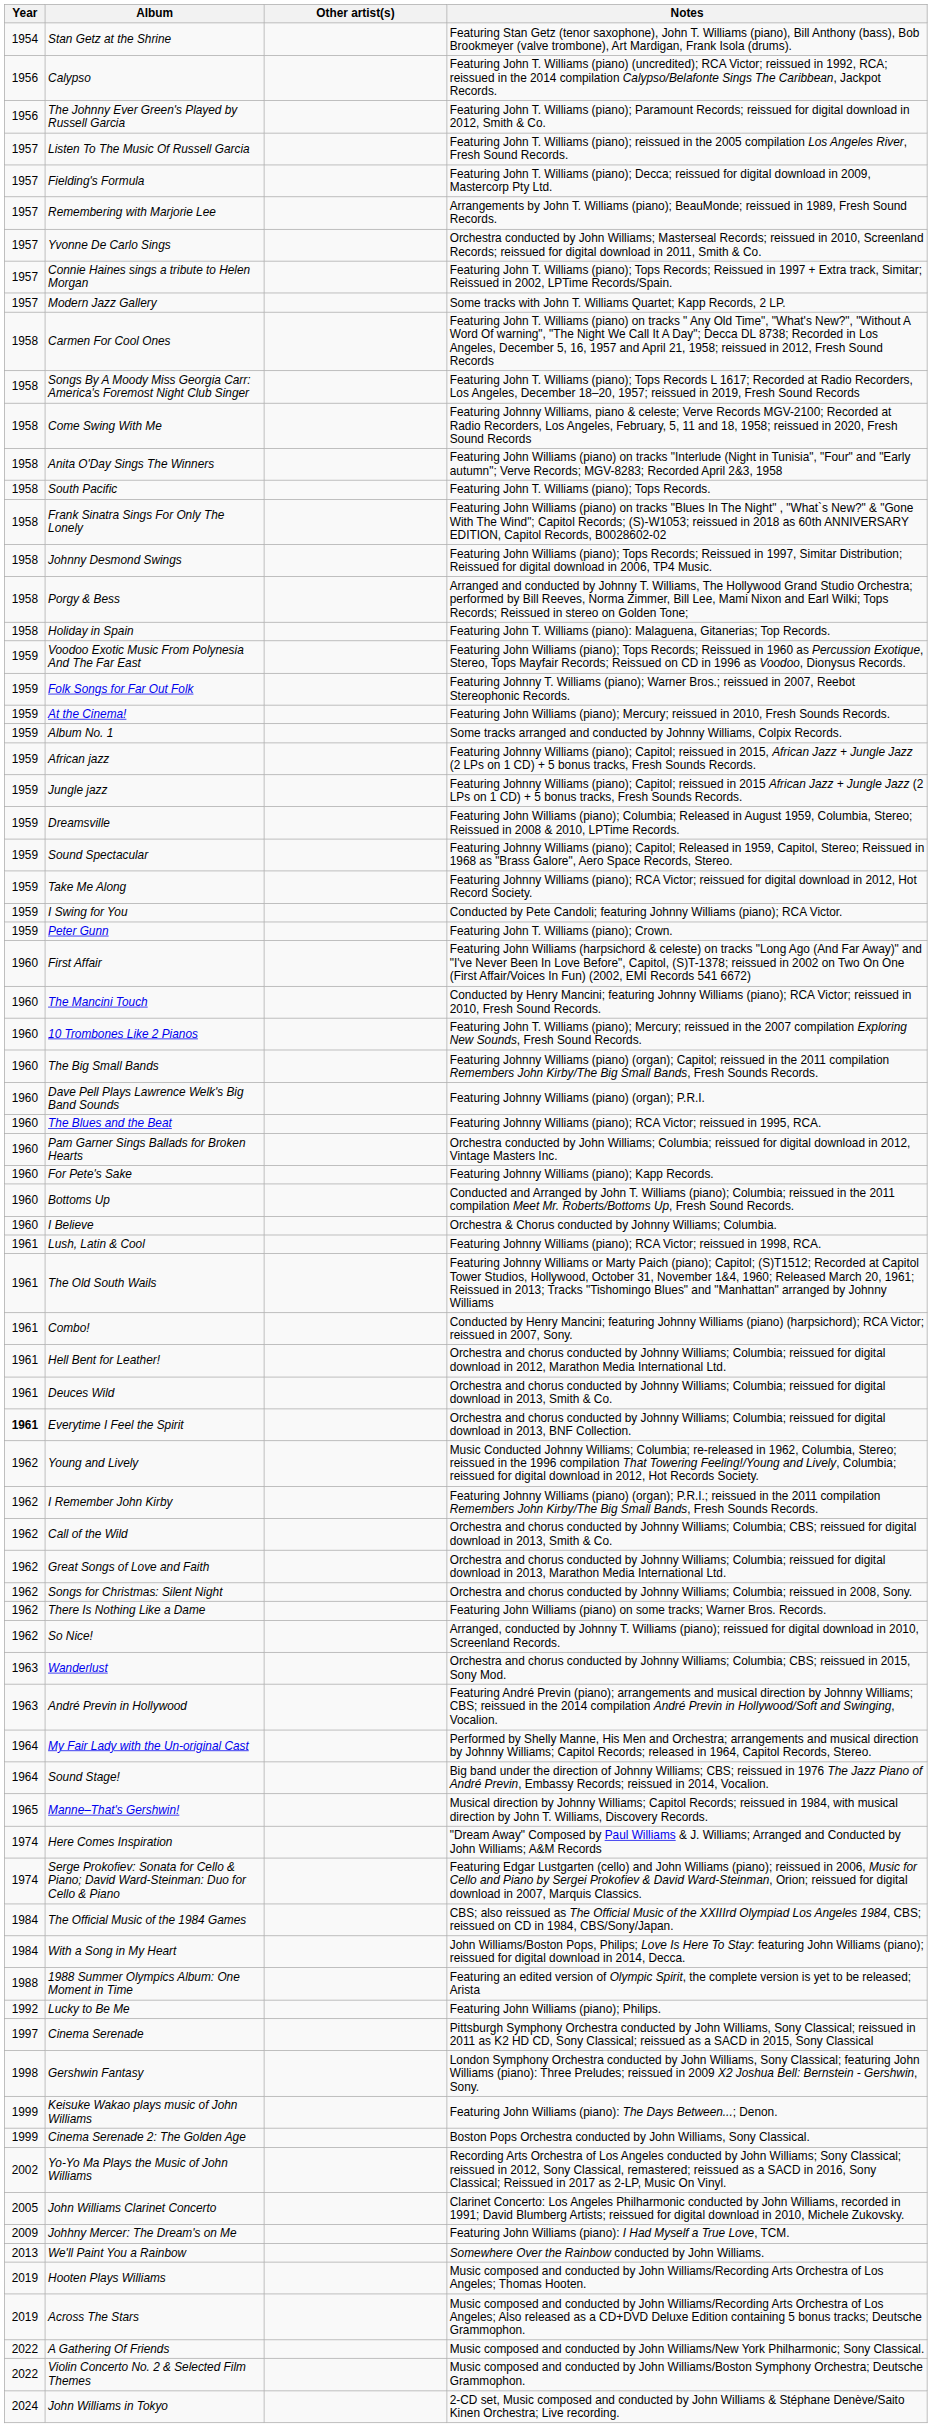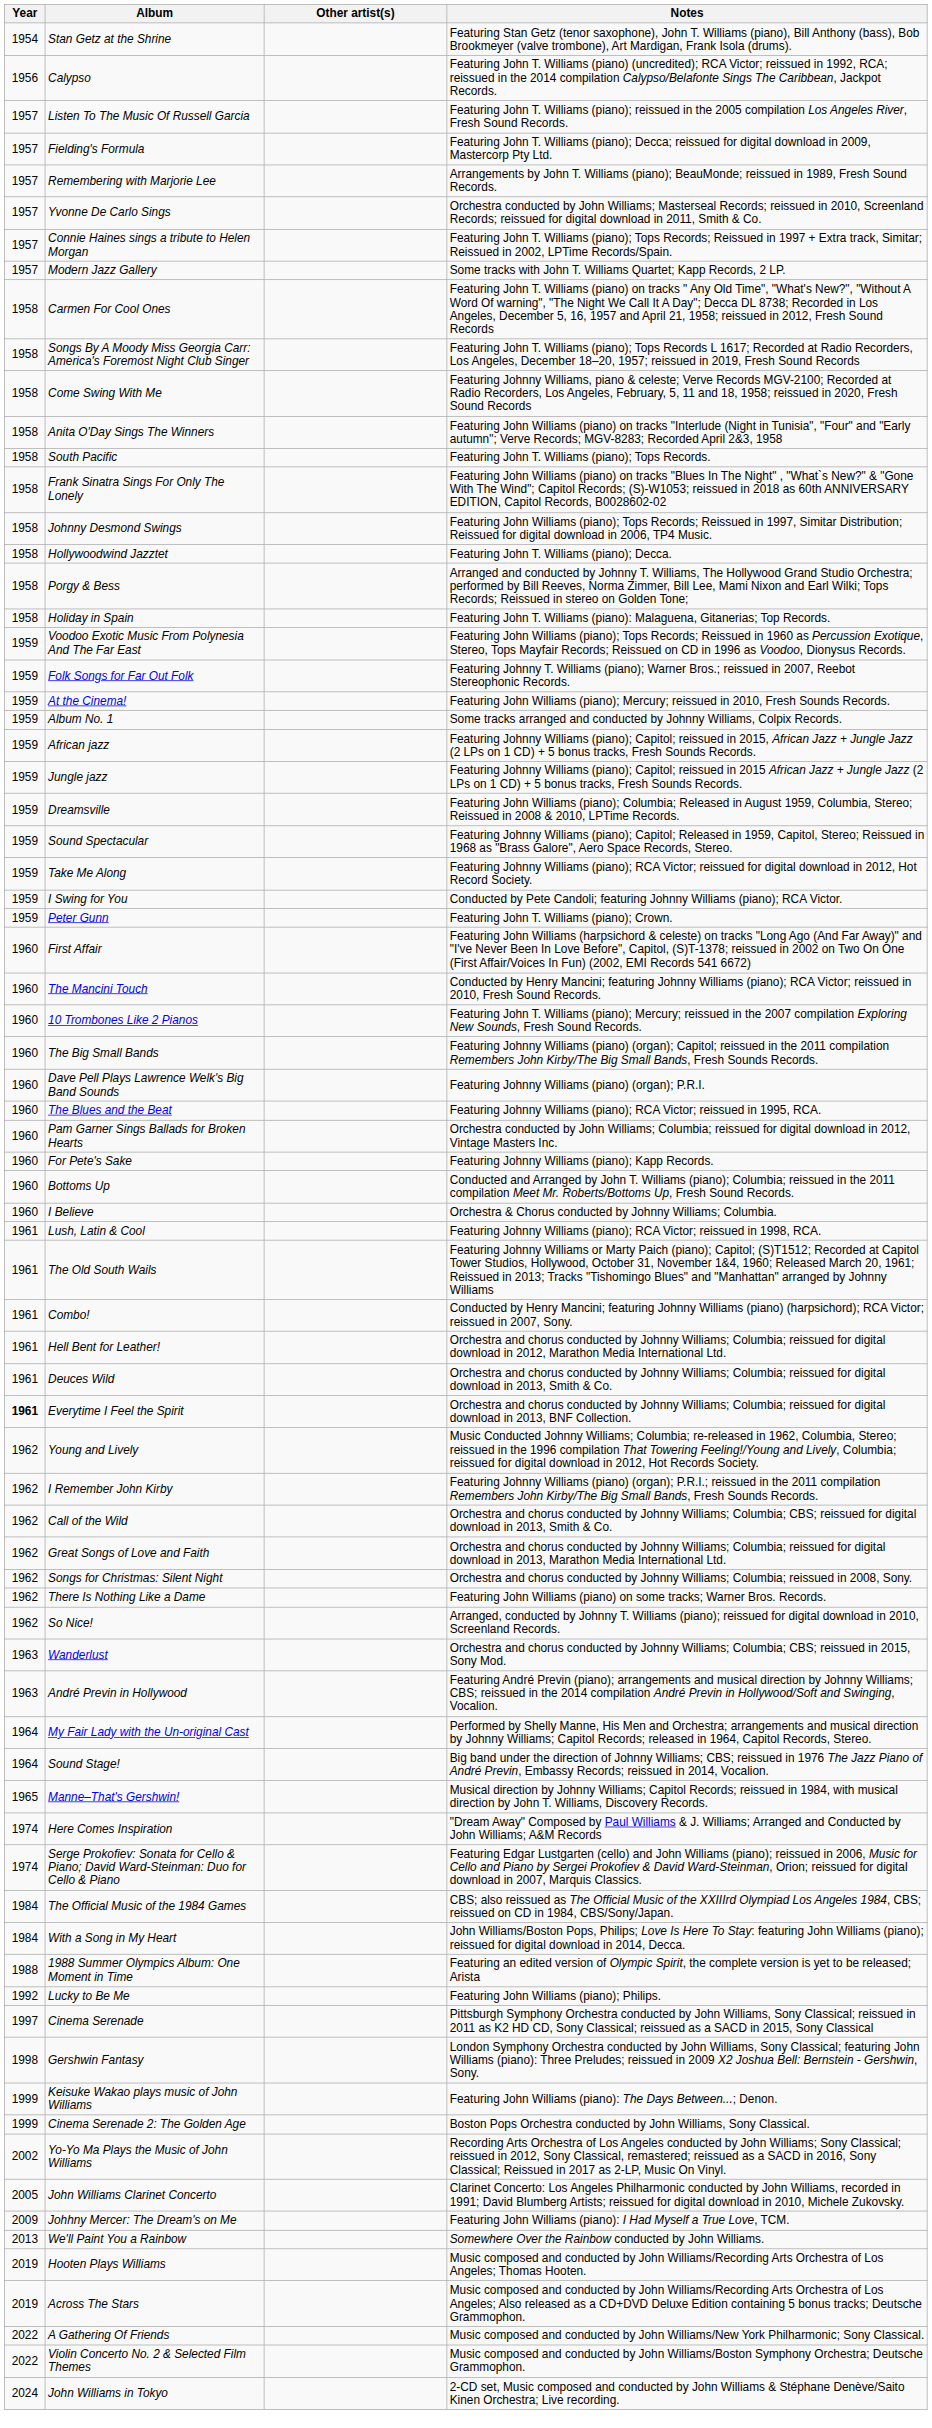- row: (143, 116)
+ row: (108, 554)
